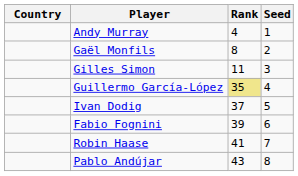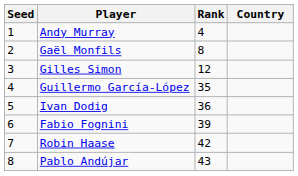columns swapped: (38, 14) <-> (277, 14)
(238, 69) 11 -> (204, 69) 12
(238, 87) khaki background -> (204, 87) no background
(238, 106) 37 -> (204, 106) 36
(238, 143) 41 -> (204, 143) 42
